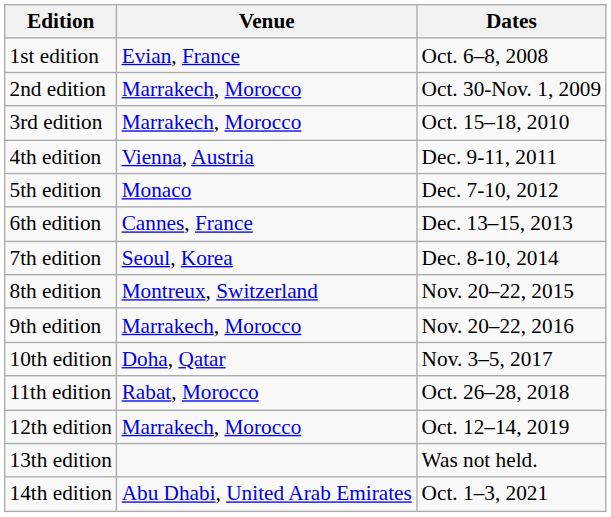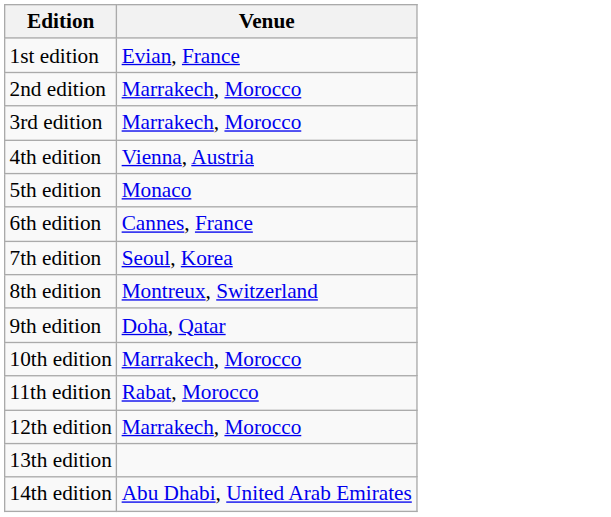- column: (511, 21)
(211, 325) Marrakech, Morocco -> (174, 325) Doha, Qatar
(174, 358) Doha, Qatar -> (211, 358) Marrakech, Morocco
